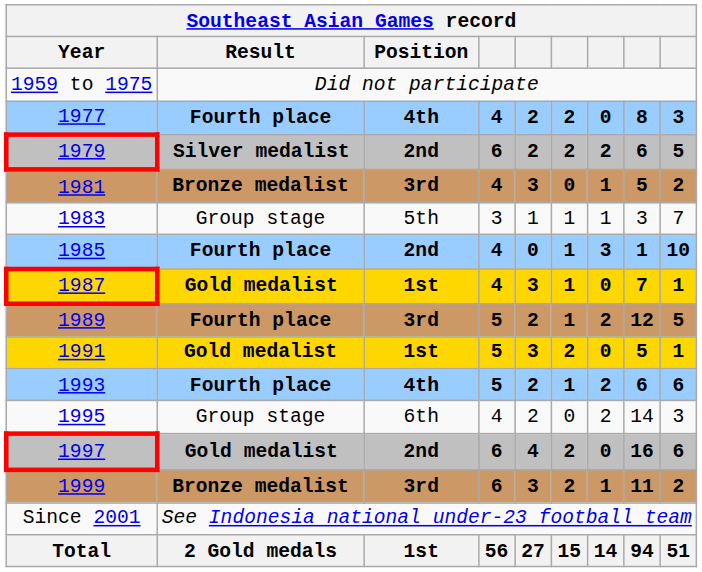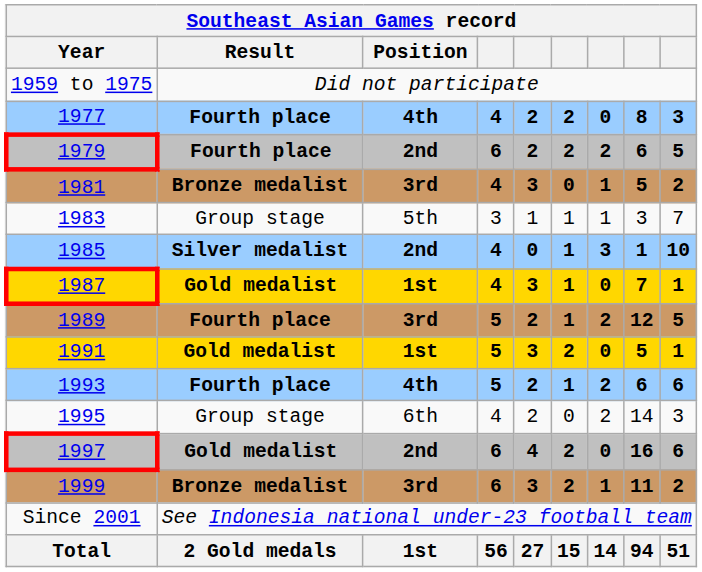(261, 152) Silver medalist -> (261, 152) Fourth place
(261, 251) Fourth place -> (260, 251) Silver medalist
